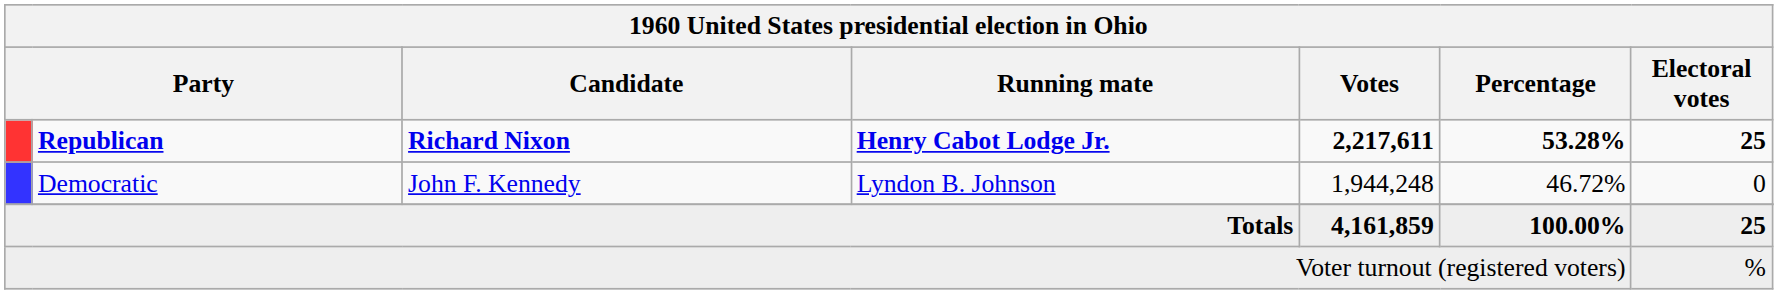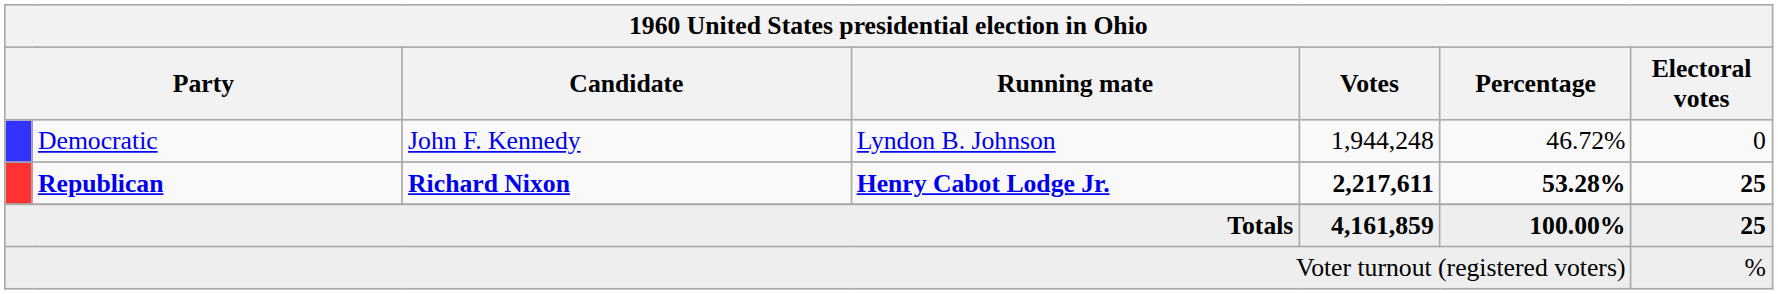rows swapped: (101, 140) <-> (98, 183)
